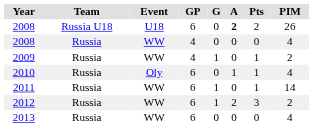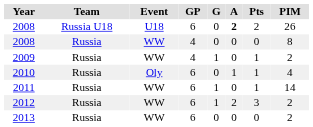(290, 42) 4 -> (290, 42) 8
(290, 118) 4 -> (290, 118) 2
